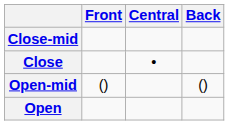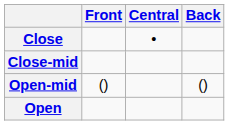rows swapped: (43, 62) <-> (43, 39)
